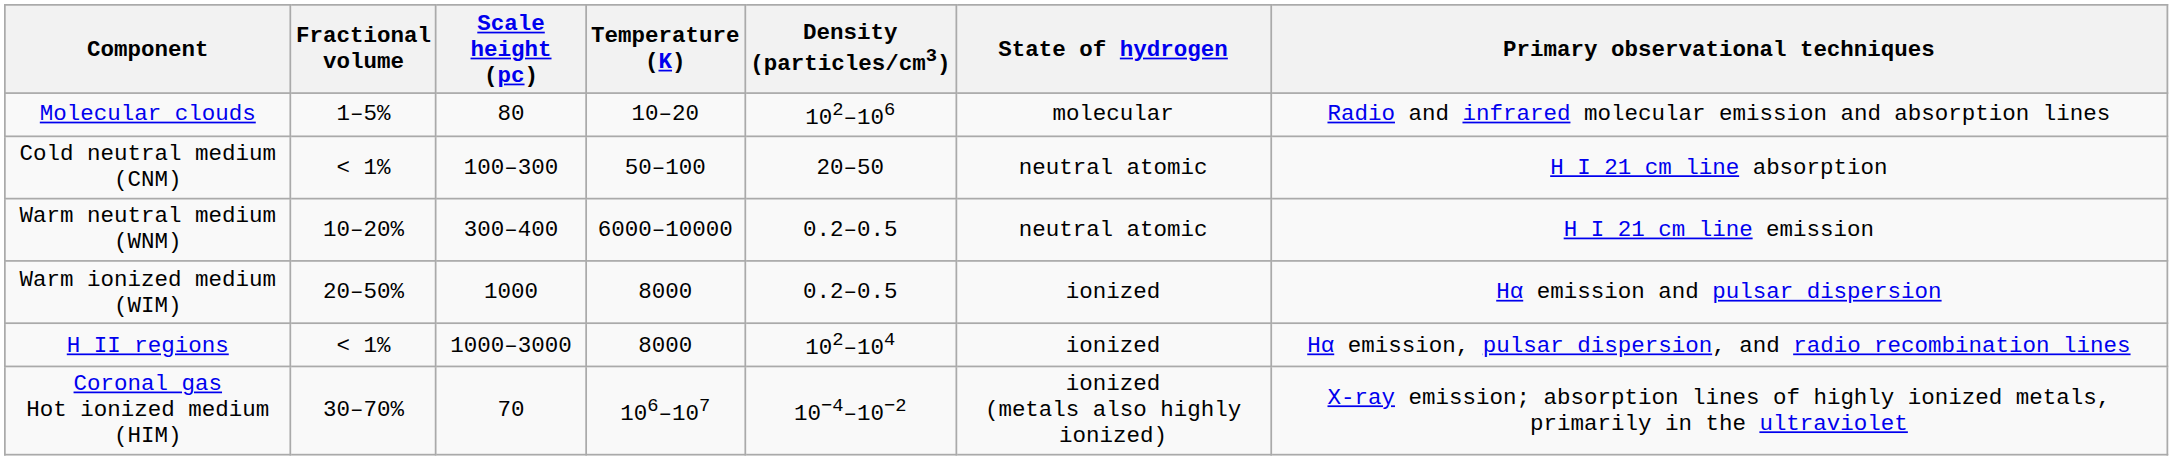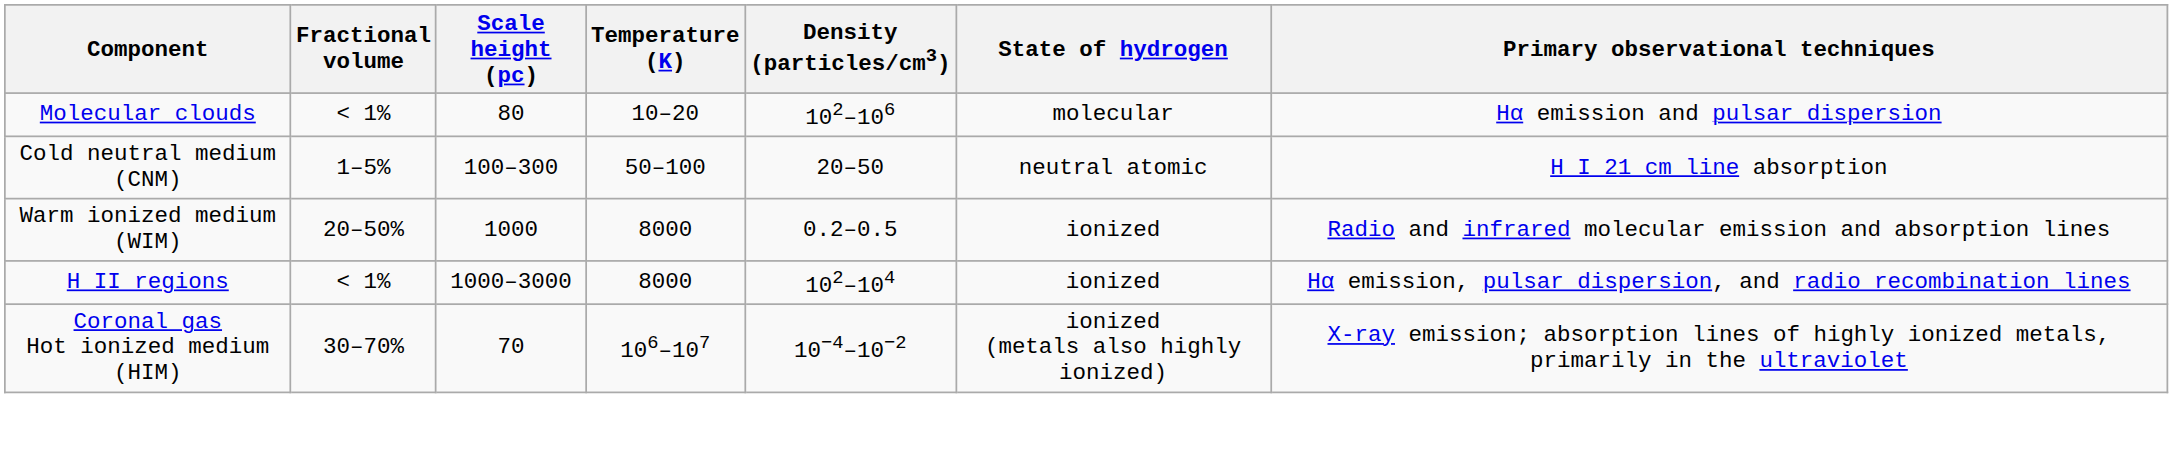(364, 115) 1–5% -> (364, 115) < 1%
(1719, 115) Radio and infrared molecular emission and absorption lines -> (1719, 115) Hα emission and pulsar dispersion
(364, 167) < 1% -> (364, 167) 1–5%
- row: (148, 230)
(1719, 292) Hα emission and pulsar dispersion -> (1719, 230) Radio and infrared molecular emission and absorption lines
